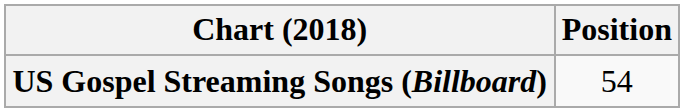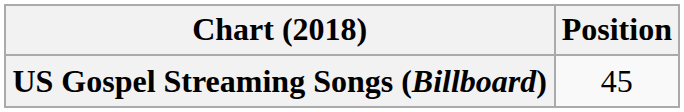(617, 80) 54 -> (617, 80) 45
